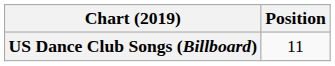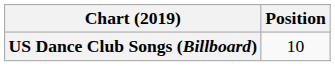(295, 46) 11 -> (295, 46) 10
